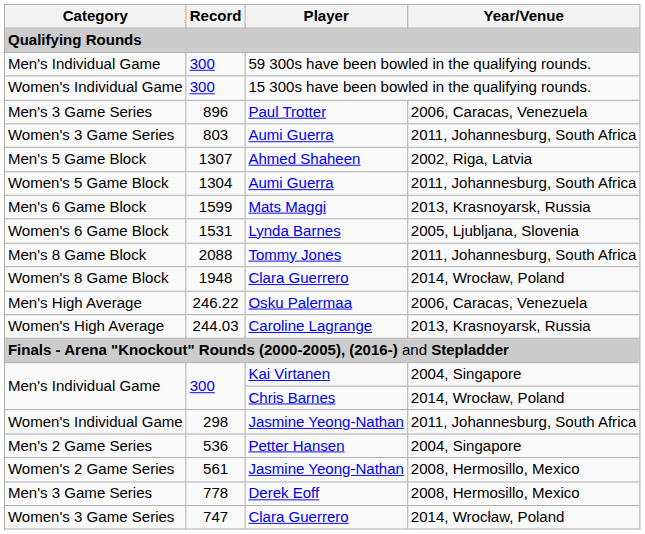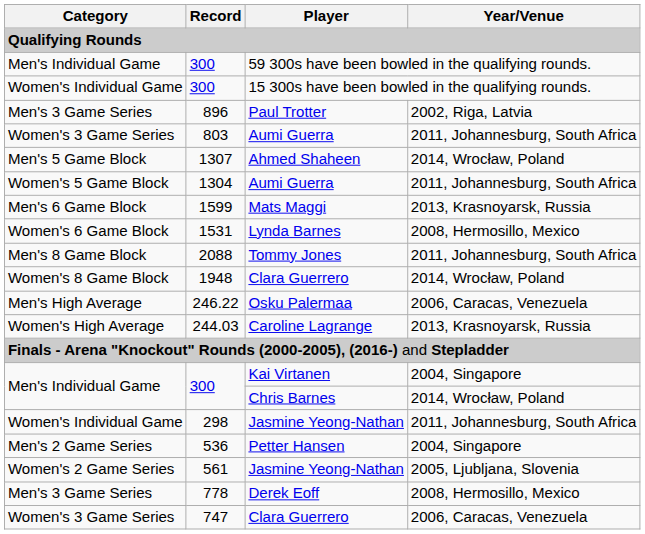(499, 111) 2006, Caracas, Venezuela -> (471, 111) 2002, Riga, Latvia
(471, 159) 2002, Riga, Latvia -> (488, 159) 2014, Wrocław, Poland
(495, 231) 2005, Ljubljana, Slovenia -> (495, 231) 2008, Hermosillo, Mexico
(495, 469) 2008, Hermosillo, Mexico -> (495, 469) 2005, Ljubljana, Slovenia
(488, 517) 2014, Wrocław, Poland -> (499, 517) 2006, Caracas, Venezuela
